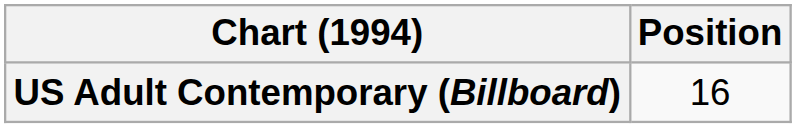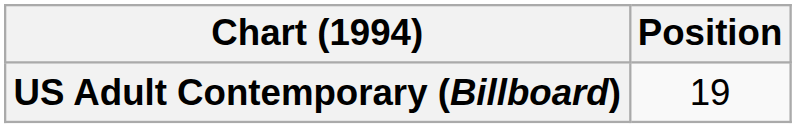(710, 91) 16 -> (710, 91) 19
